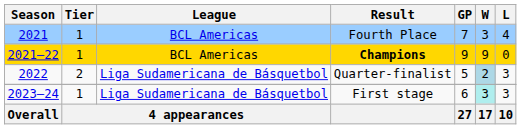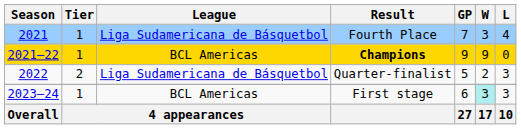(214, 34) BCL Americas -> (214, 34) Liga Sudamericana de Básquetbol
(485, 74) lightblue background -> (485, 74) no background
(214, 94) Liga Sudamericana de Básquetbol -> (214, 94) BCL Americas
